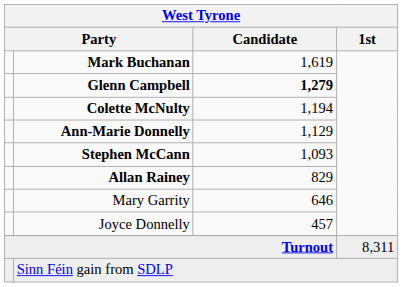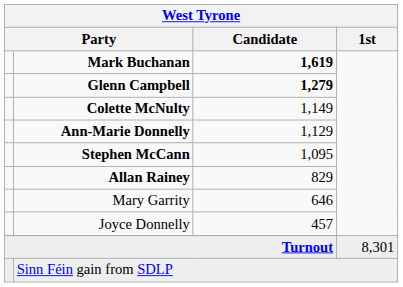(317, 62) normal -> (317, 62) bold
(317, 108) 1,194 -> (317, 108) 1,149
(317, 154) 1,093 -> (317, 154) 1,095
(378, 246) 8,311 -> (378, 246) 8,301
